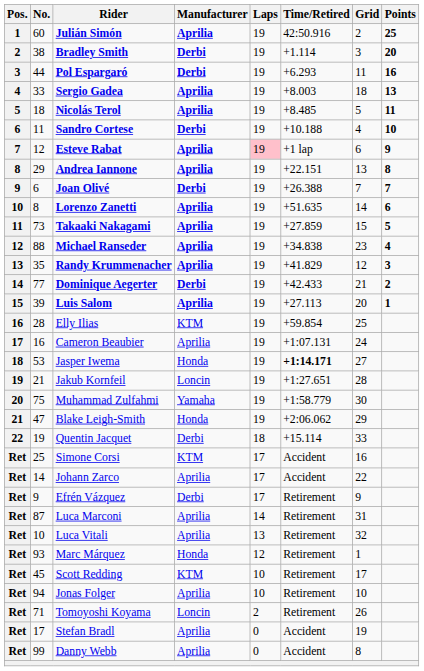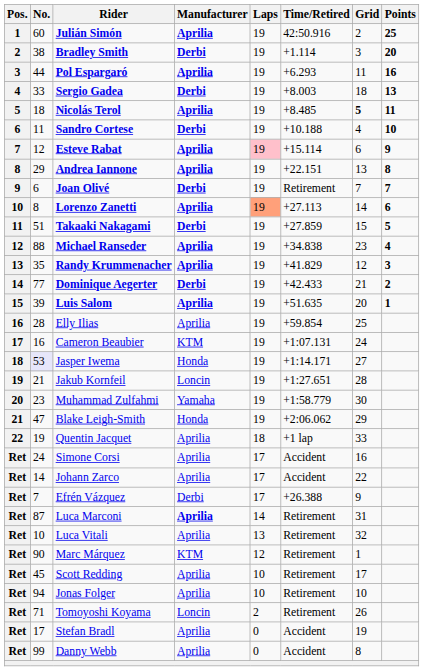(191, 72) Derbi -> (195, 72) Aprilia
(195, 91) Aprilia -> (191, 91) Derbi
(358, 110) normal -> (358, 110) bold
(298, 149) +1 lap -> (302, 149) +15.114
(303, 188) +26.388 -> (309, 188) Retirement
(259, 207) no background -> (259, 207) lightsalmon background
(303, 207) +51.635 -> (302, 207) +27.113
(39, 226) 73 -> (39, 226) 51
(195, 226) Aprilia -> (191, 226) Derbi
(302, 303) +27.113 -> (303, 303) +51.635
(190, 323) KTM -> (194, 323) Aprilia
(194, 342) Aprilia -> (190, 342) KTM
(39, 361) no background -> (39, 361) lavender background
(308, 361) bold -> (307, 361) normal
(39, 400) 75 -> (39, 400) 23
(190, 438) Derbi -> (194, 438) Aprilia
(302, 438) +15.114 -> (298, 438) +1 lap
(39, 458) 25 -> (39, 458) 24
(190, 458) KTM -> (194, 458) Aprilia
(36, 496) 9 -> (36, 496) 7
(309, 496) Retirement -> (303, 496) +26.388
(194, 516) normal -> (195, 516) bold
(39, 554) 93 -> (39, 554) 90
(193, 554) Honda -> (190, 554) KTM
(190, 573) KTM -> (194, 573) Aprilia
